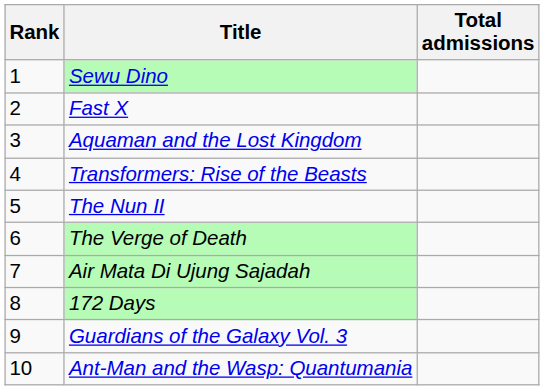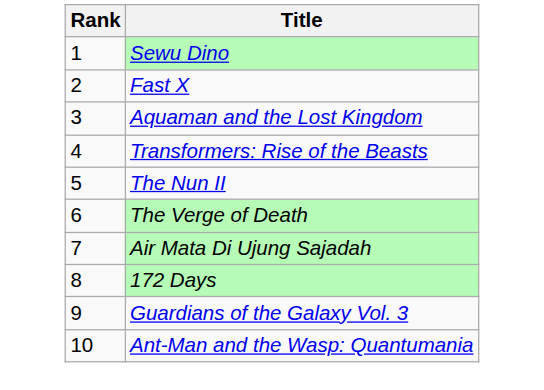- column: (478, 32)
